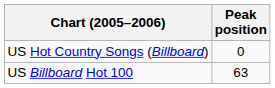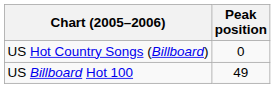(241, 72) 63 -> (241, 72) 49
